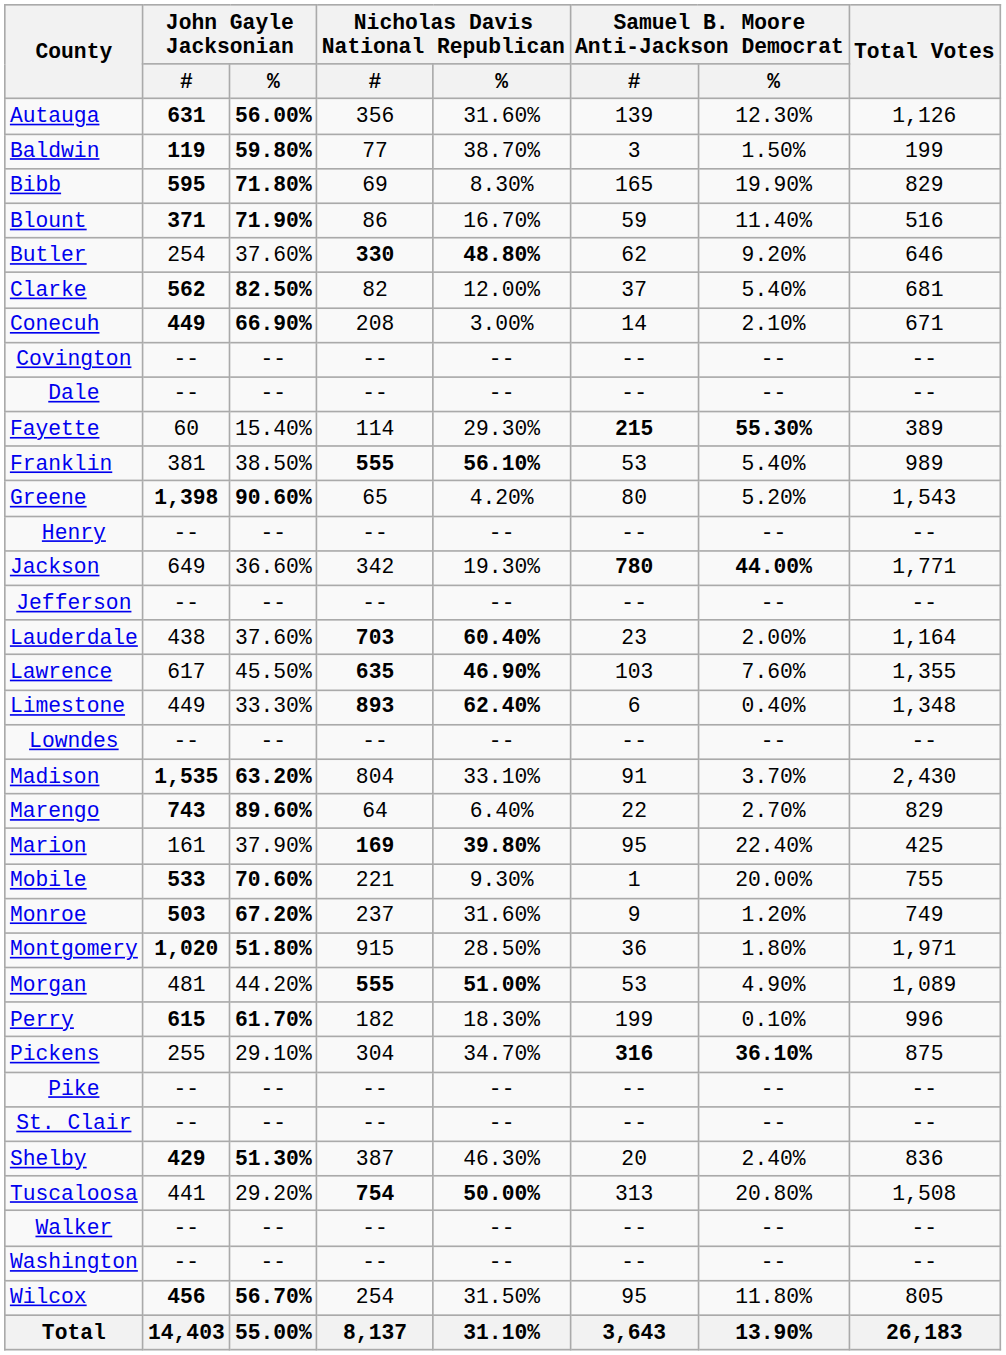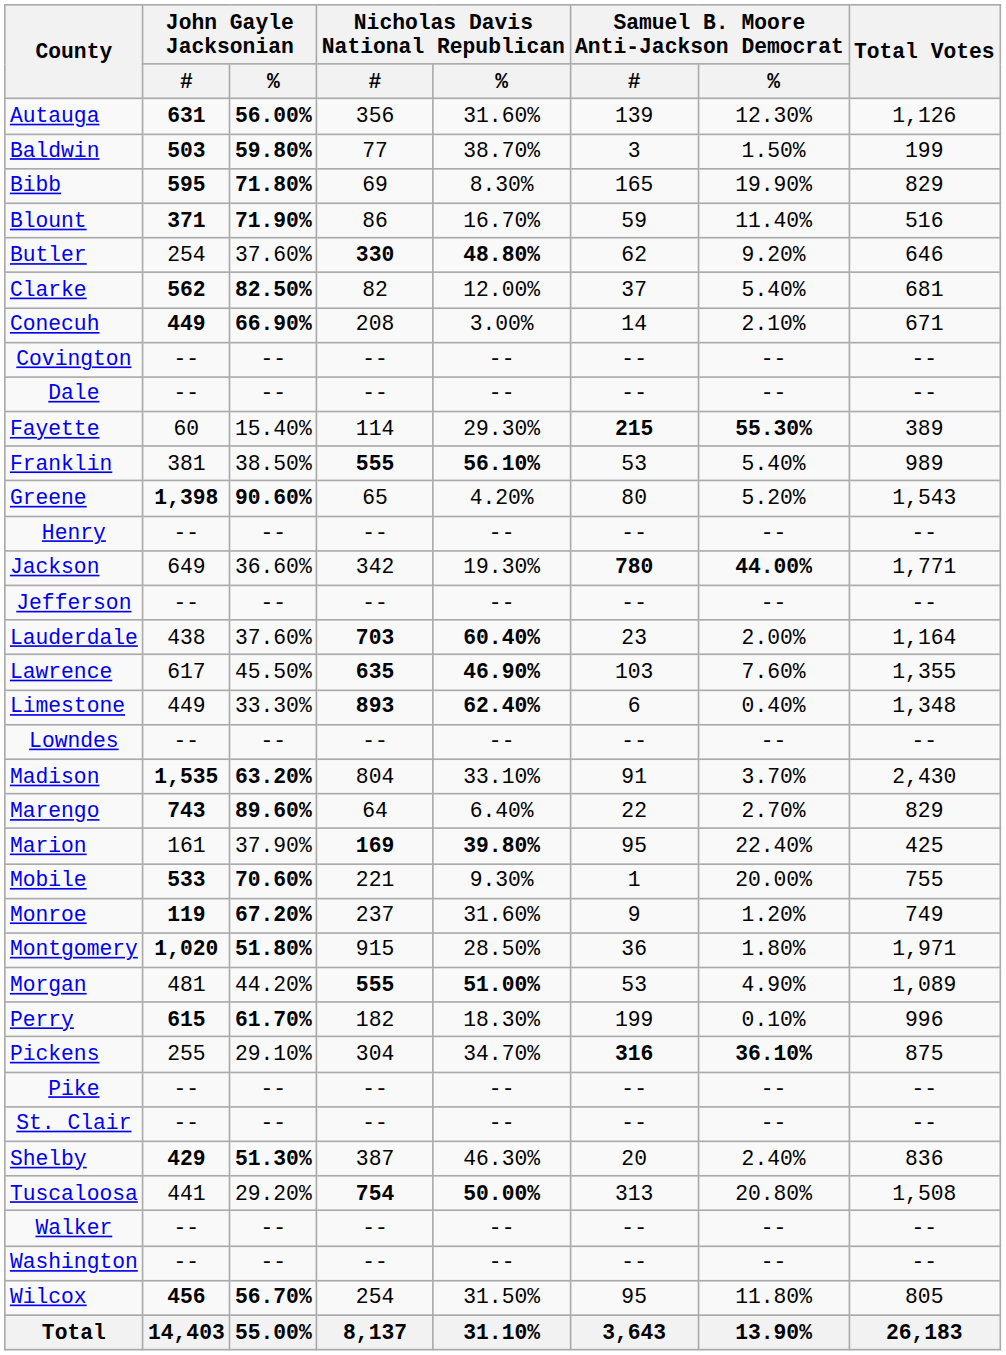(186, 151) 119 -> (186, 151) 503
(186, 915) 503 -> (186, 915) 119
